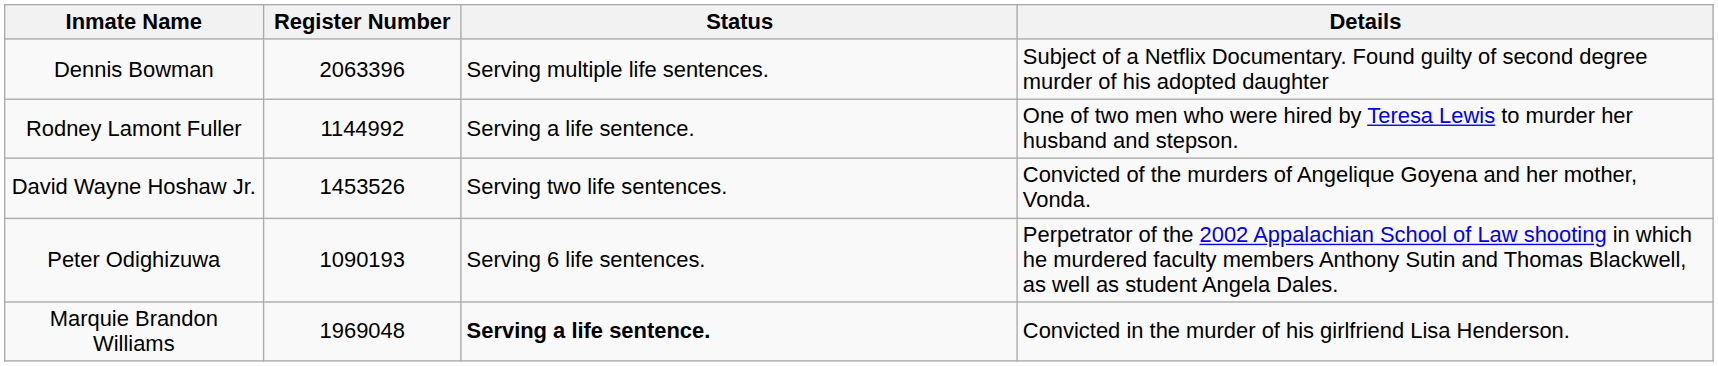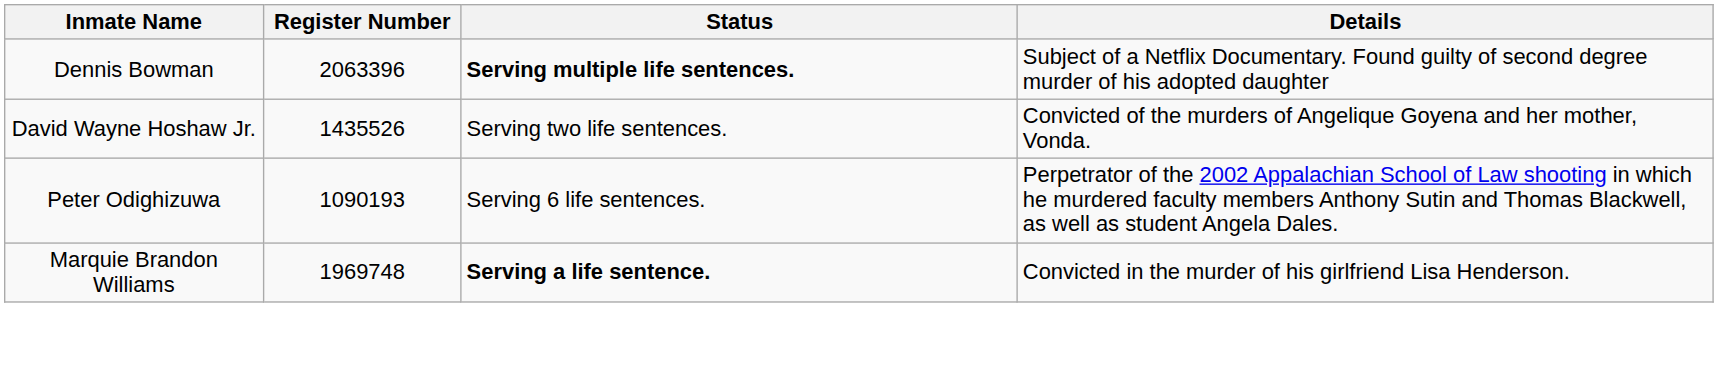(618, 68) normal -> (630, 68) bold
- row: (134, 128)
(362, 187) 1453526 -> (362, 128) 1435526
(362, 331) 1969048 -> (362, 271) 1969748
